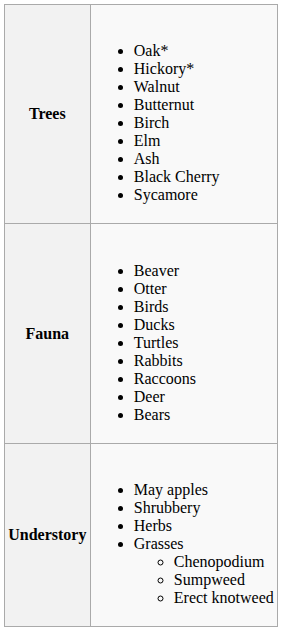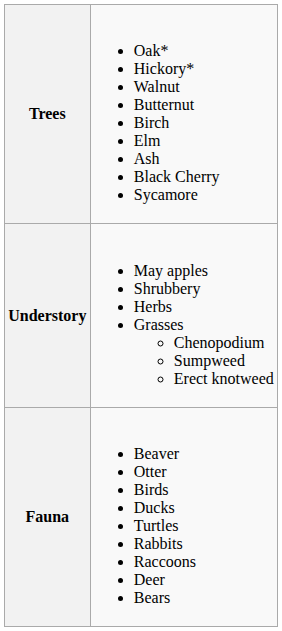rows swapped: (47, 534) <-> (47, 333)
